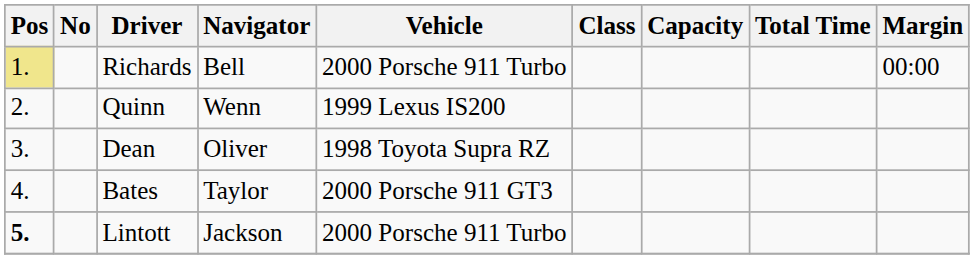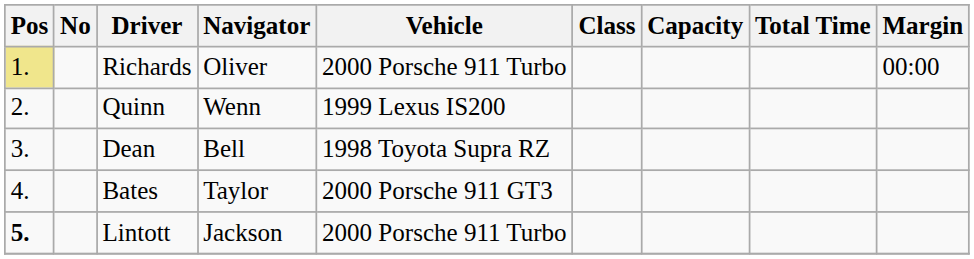(224, 66) Bell -> (235, 66) Oliver
(235, 149) Oliver -> (224, 149) Bell
